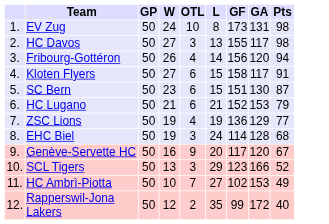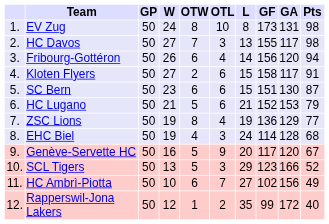+ column: (195, 12)
(259, 183) 153 -> (289, 183) 156
